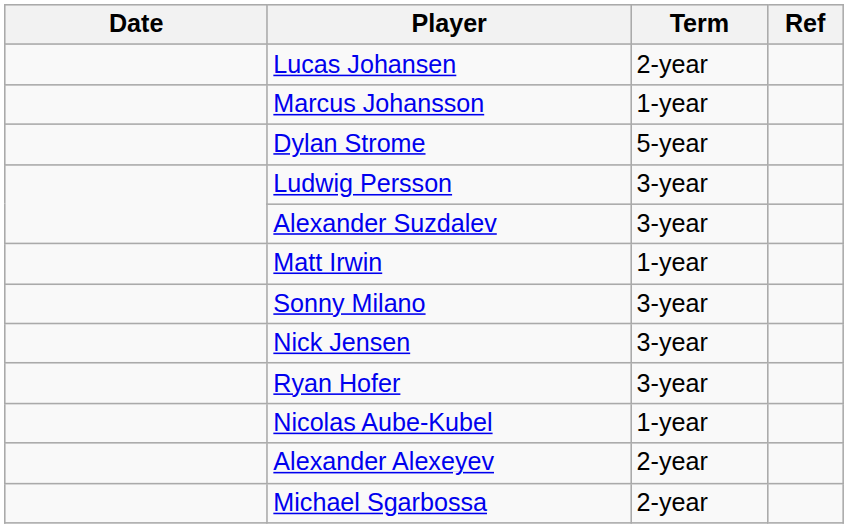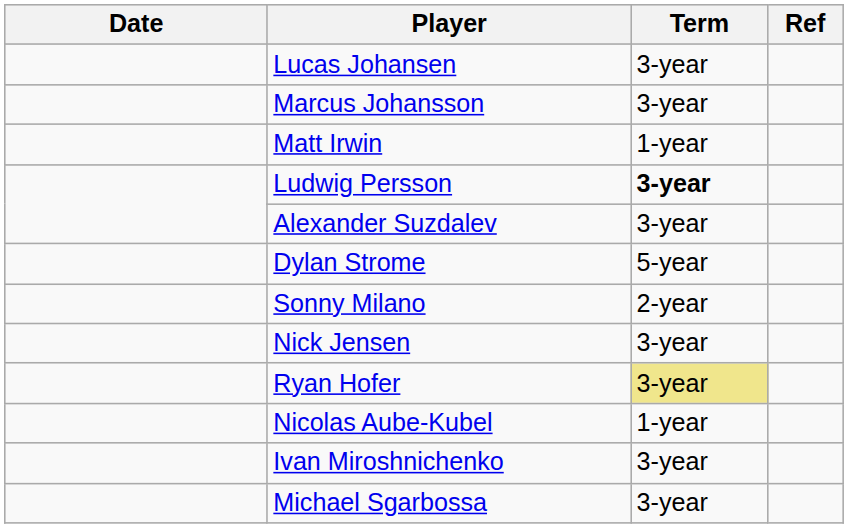(672, 64) 2-year -> (672, 64) 3-year
(672, 104) 1-year -> (672, 104) 3-year
rows swapped: (328, 263) <-> (349, 143)
(672, 183) normal -> (674, 183) bold
(672, 303) 3-year -> (672, 303) 2-year
(672, 382) no background -> (672, 382) khaki background
+ row: (389, 462)
- row: (384, 462)
(672, 502) 2-year -> (672, 502) 3-year
